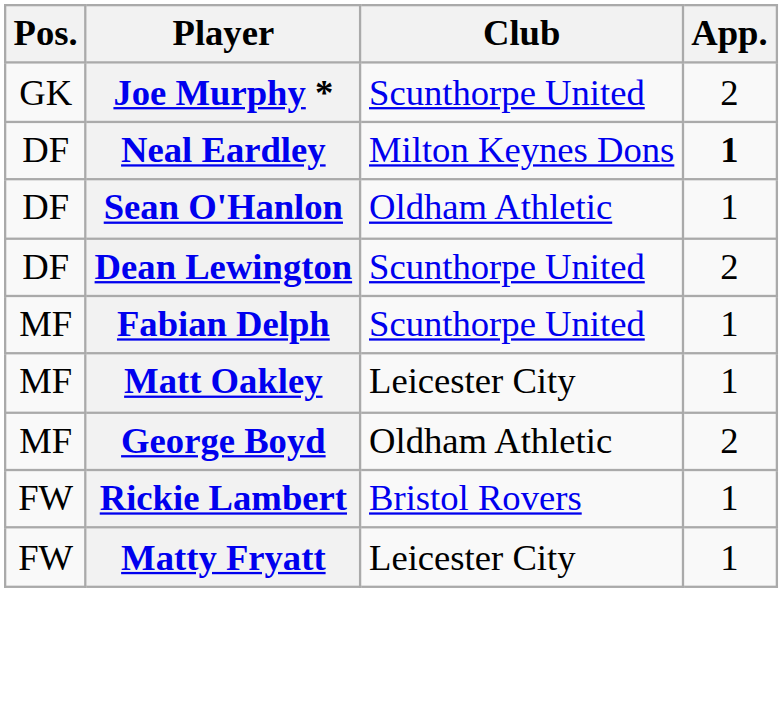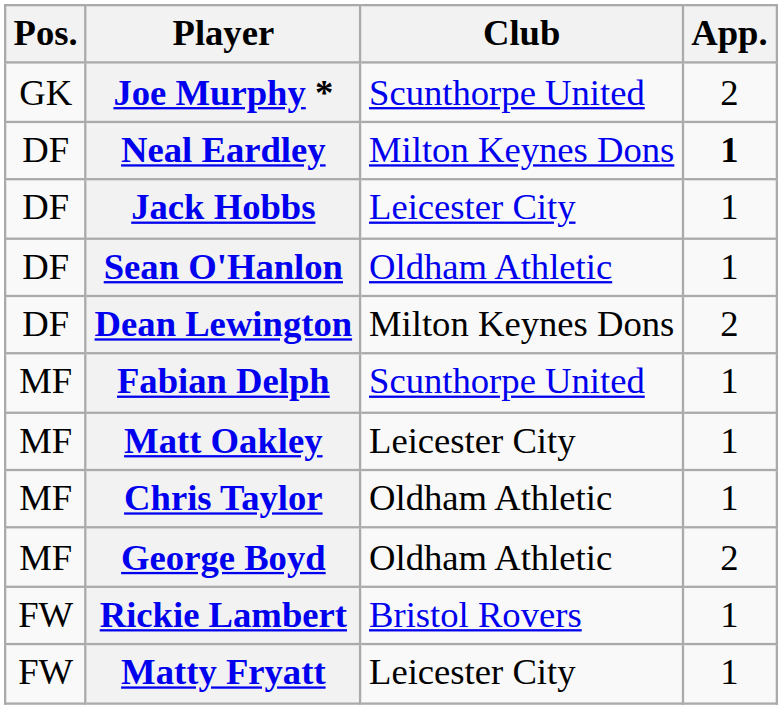+ row: (223, 207)
(507, 265) Scunthorpe United -> (522, 324) Milton Keynes Dons
+ row: (223, 498)
